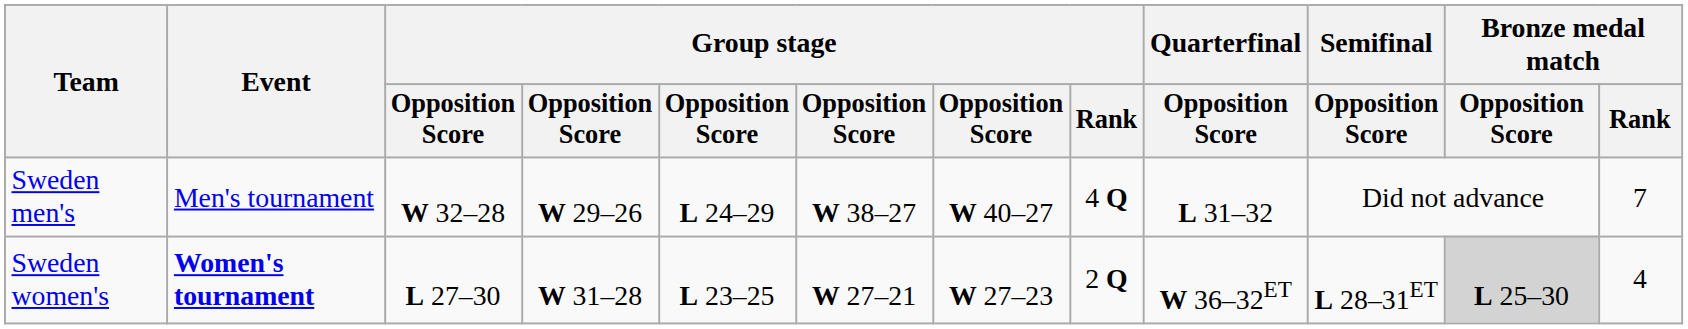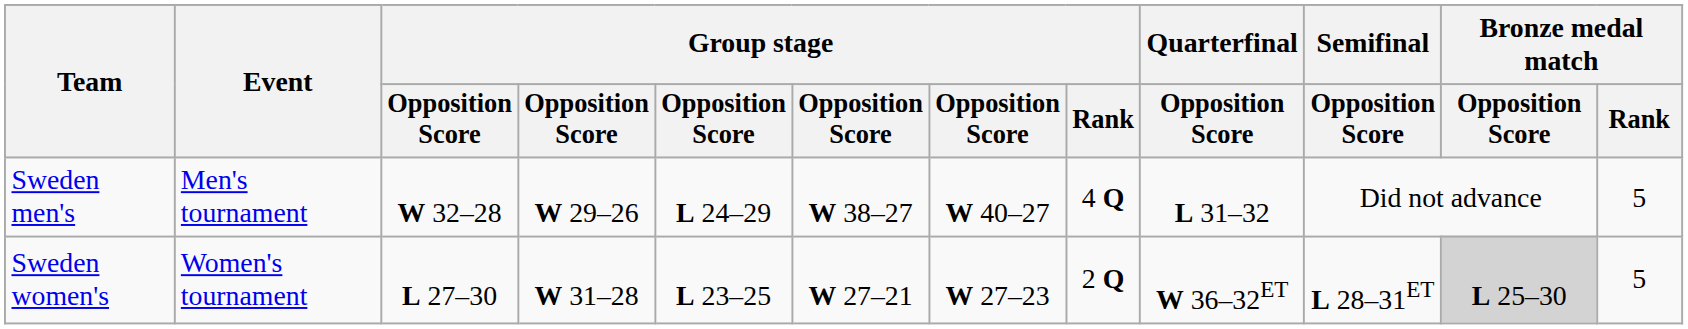(1640, 197) 7 -> (1639, 197) 5
(244, 279) bold -> (244, 279) normal
(1640, 279) 4 -> (1639, 279) 5
